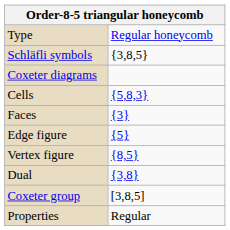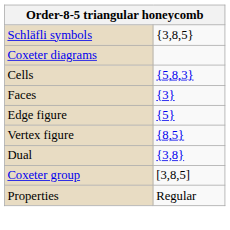- row: (20, 35)
